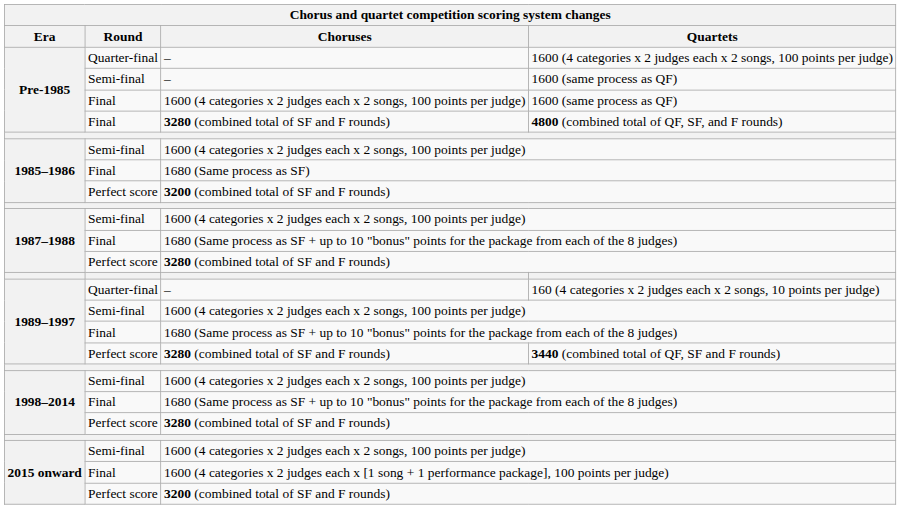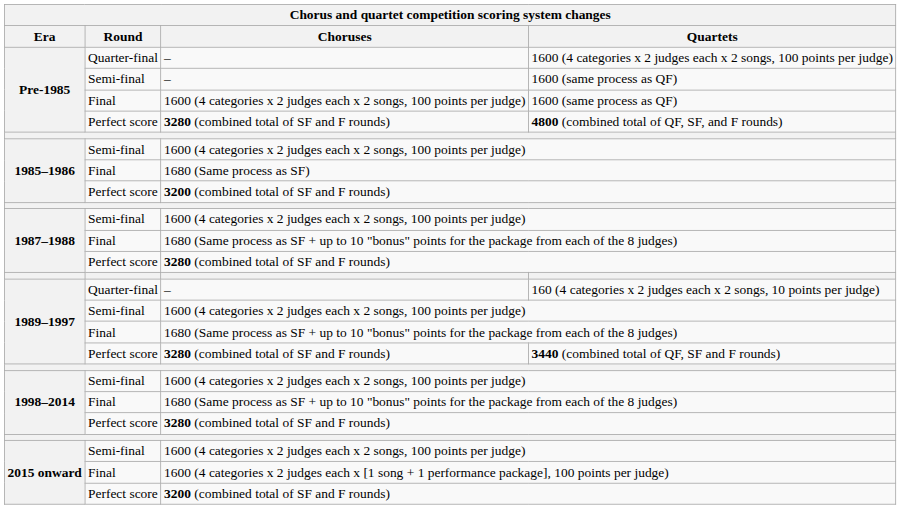(102, 121) Final -> (123, 121) Perfect score
